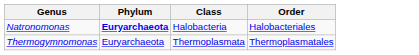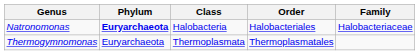+ column: (375, 12)
